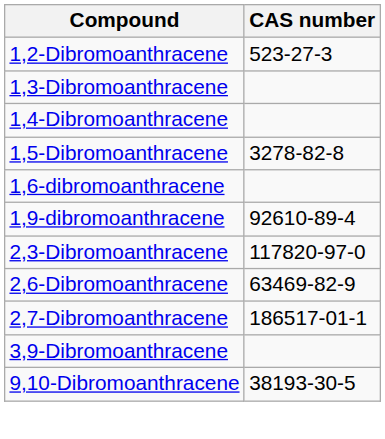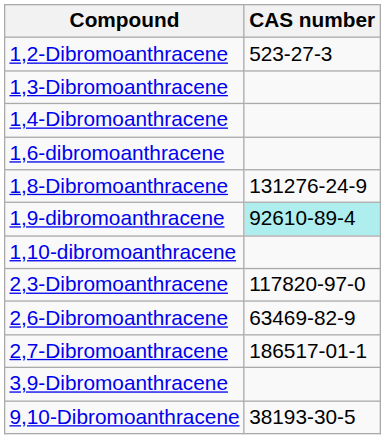- row: (119, 152)
+ row: (119, 185)
(302, 218) no background -> (302, 218) paleturquoise background
+ row: (123, 251)
